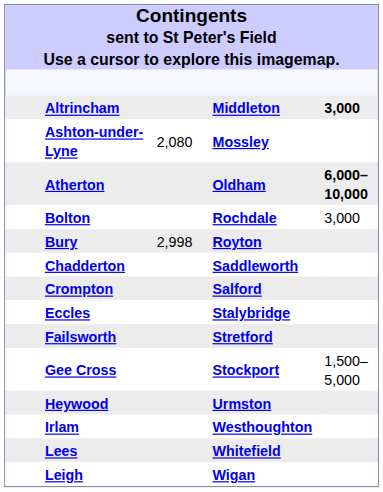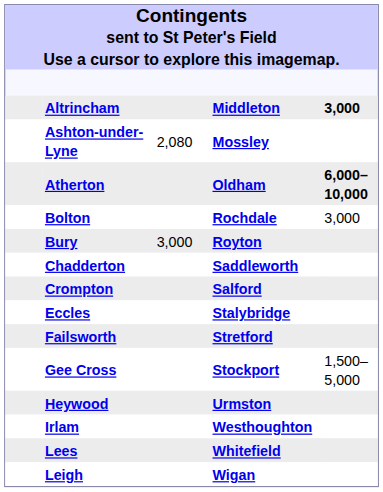(175, 242) 2,998 -> (175, 242) 3,000
